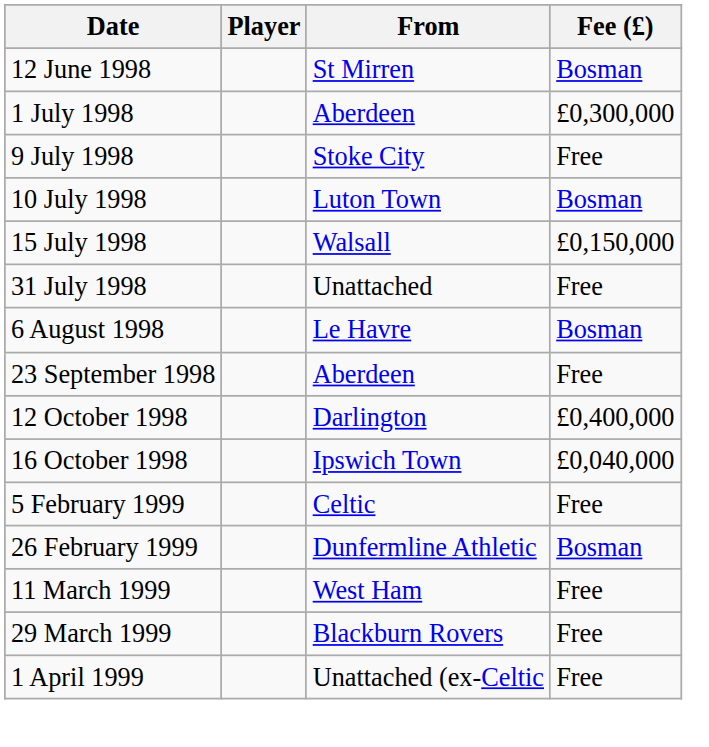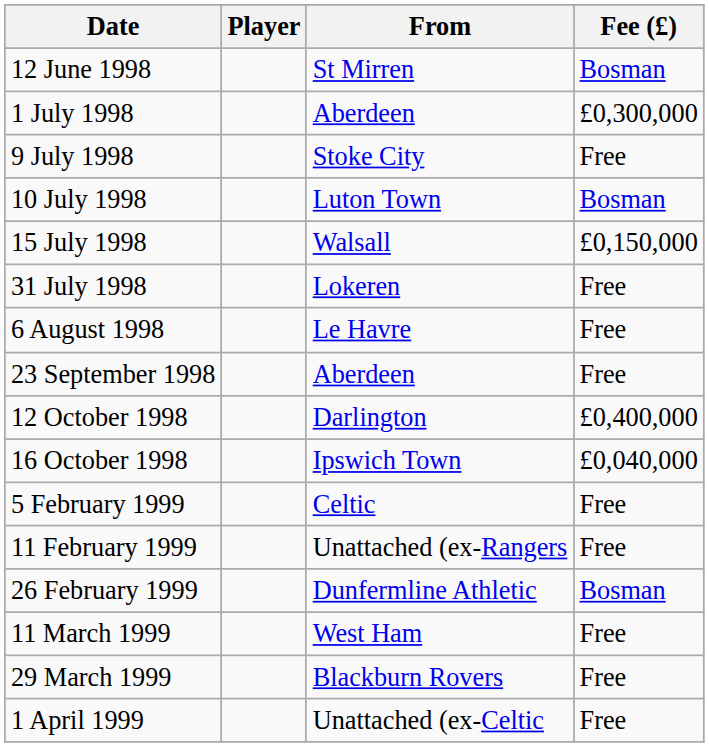+ row: (79, 286)
- row: (79, 286)
(599, 329) Bosman -> (603, 329) Free
+ row: (104, 546)
